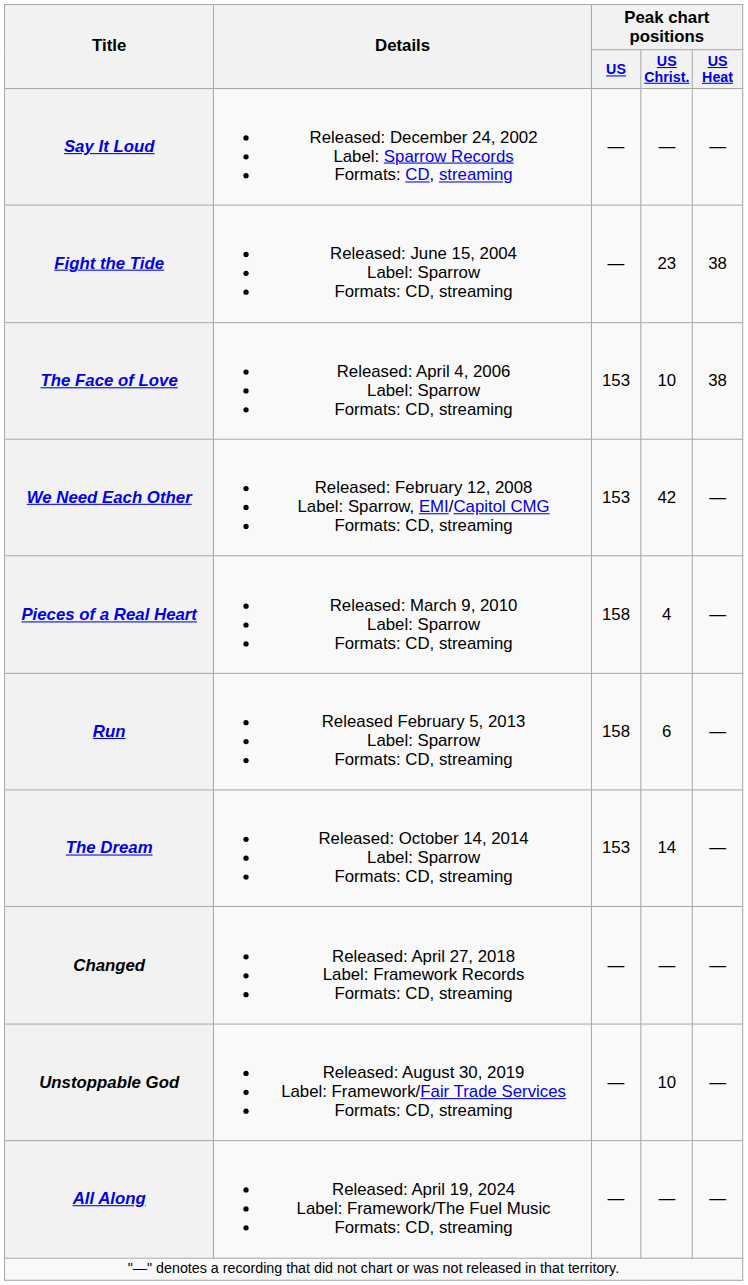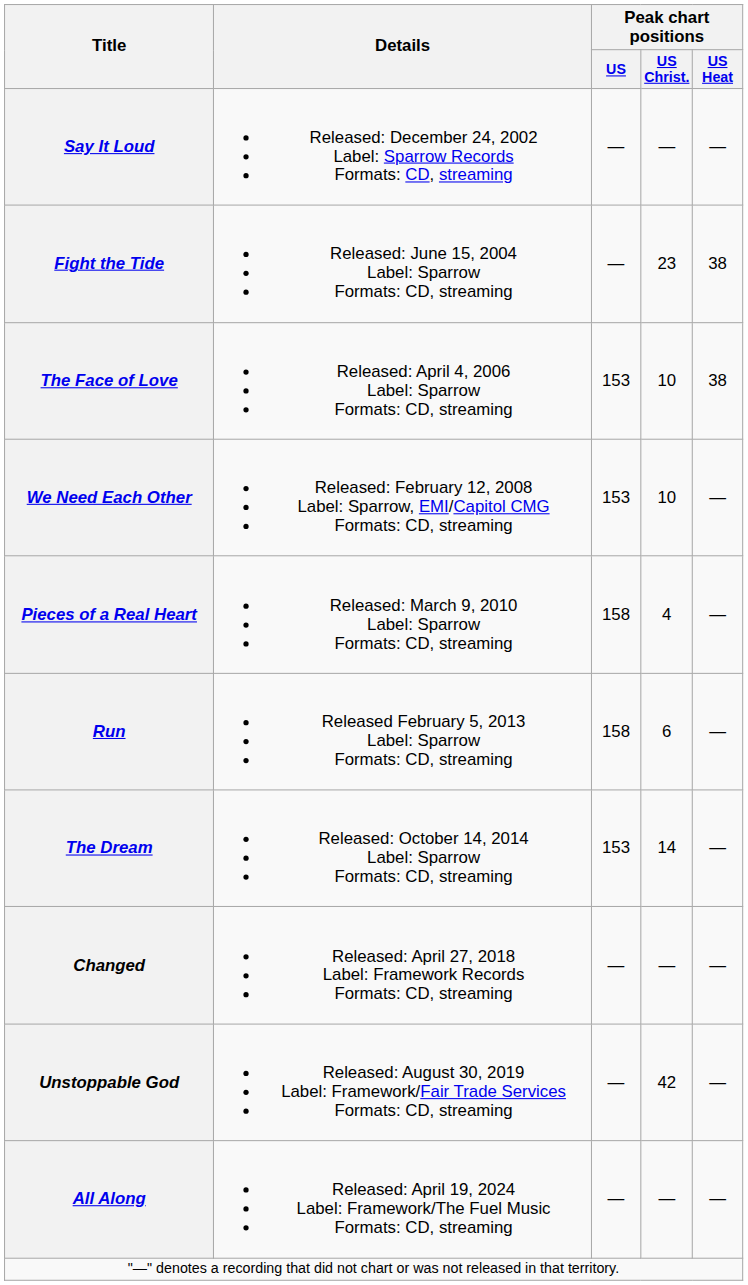(667, 497) 42 -> (667, 497) 10
(667, 1082) 10 -> (667, 1082) 42
